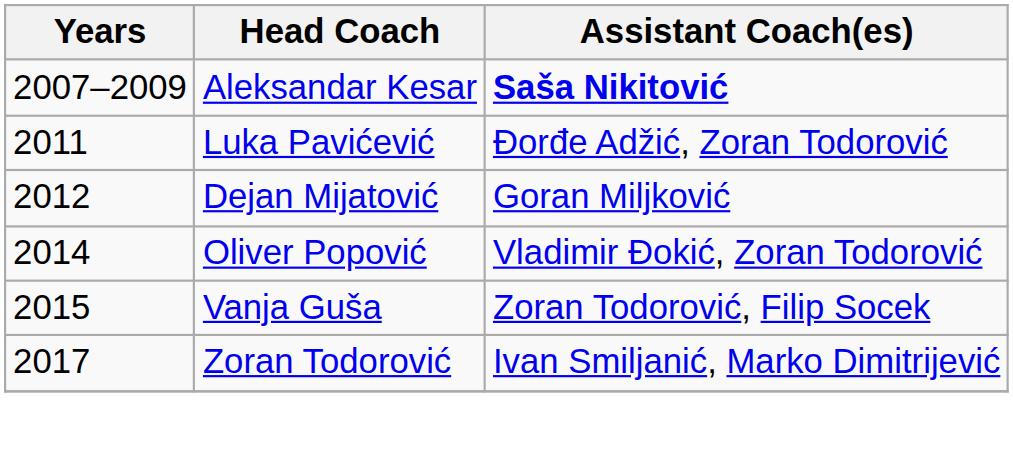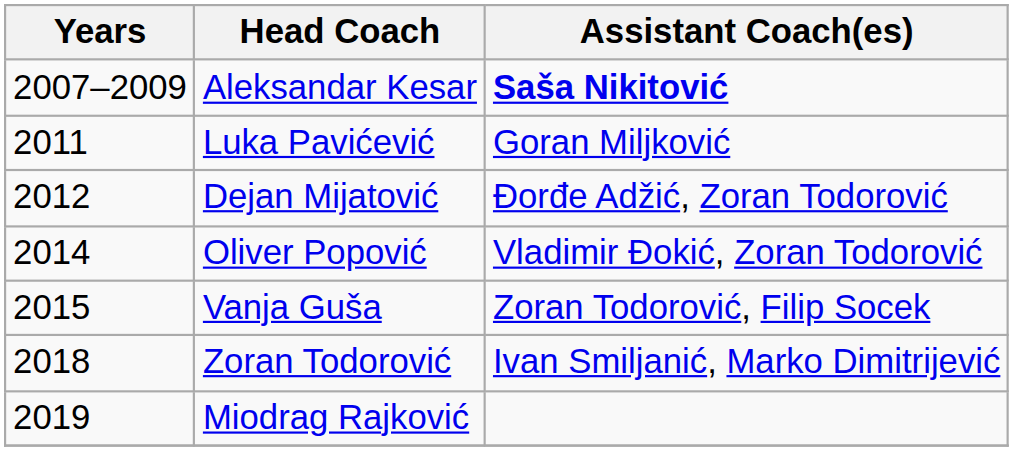(720, 142) Đorđe Adžić, Zoran Todorović -> (612, 142) Goran Miljković
(612, 197) Goran Miljković -> (720, 197) Đorđe Adžić, Zoran Todorović
(52, 362) 2017 -> (52, 362) 2018
+ row: (336, 417)
